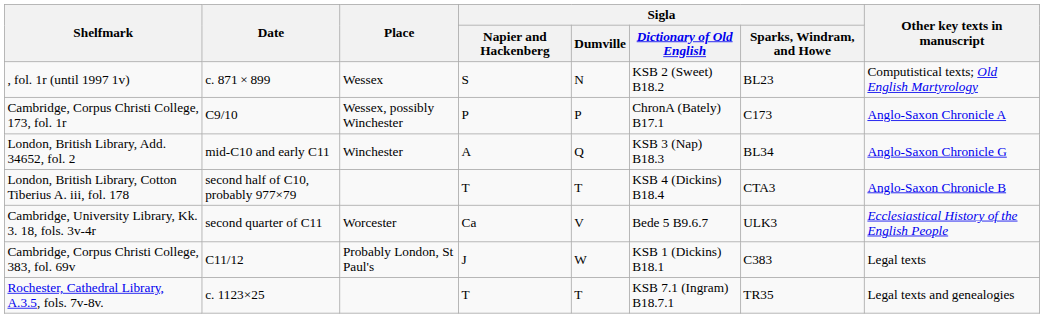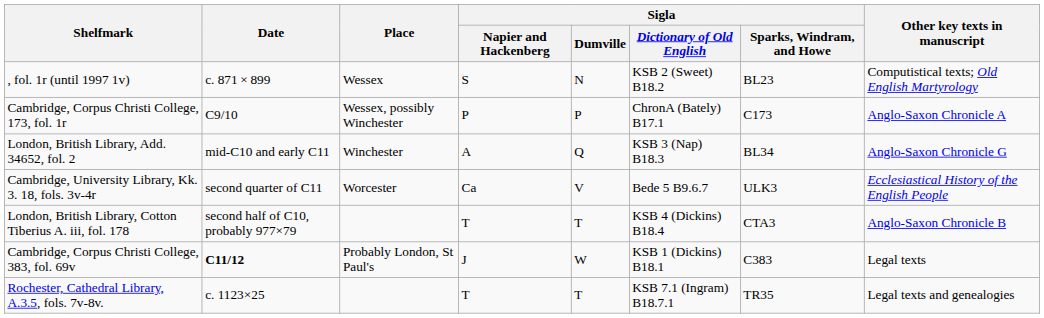rows swapped: (92, 187) <-> (103, 223)
(224, 259) normal -> (225, 259) bold
